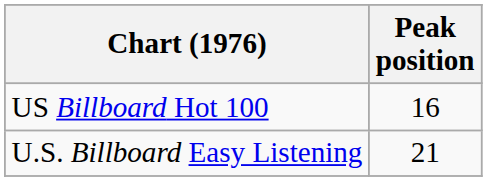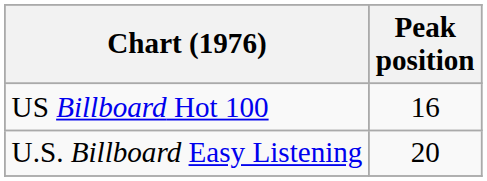(425, 152) 21 -> (425, 152) 20
